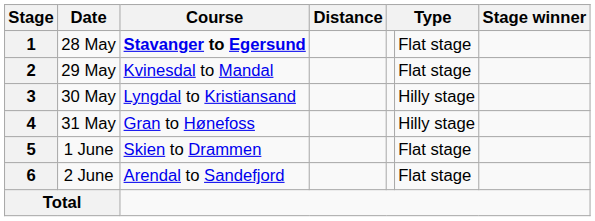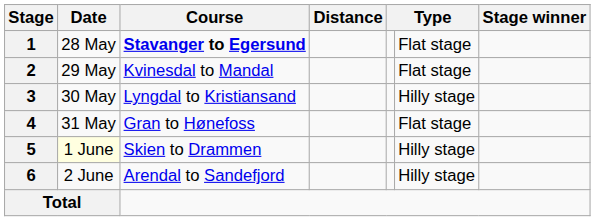(437, 123) Hilly stage -> (435, 123) Flat stage
(89, 149) no background -> (89, 149) lightyellow background
(435, 149) Flat stage -> (437, 149) Hilly stage
(435, 176) Flat stage -> (437, 176) Hilly stage
